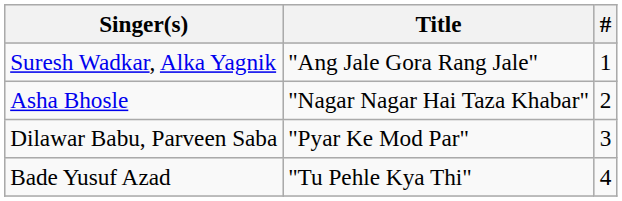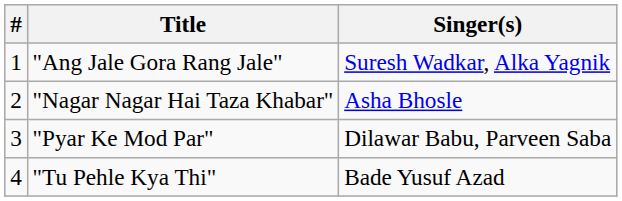columns swapped: (606, 23) <-> (144, 23)
